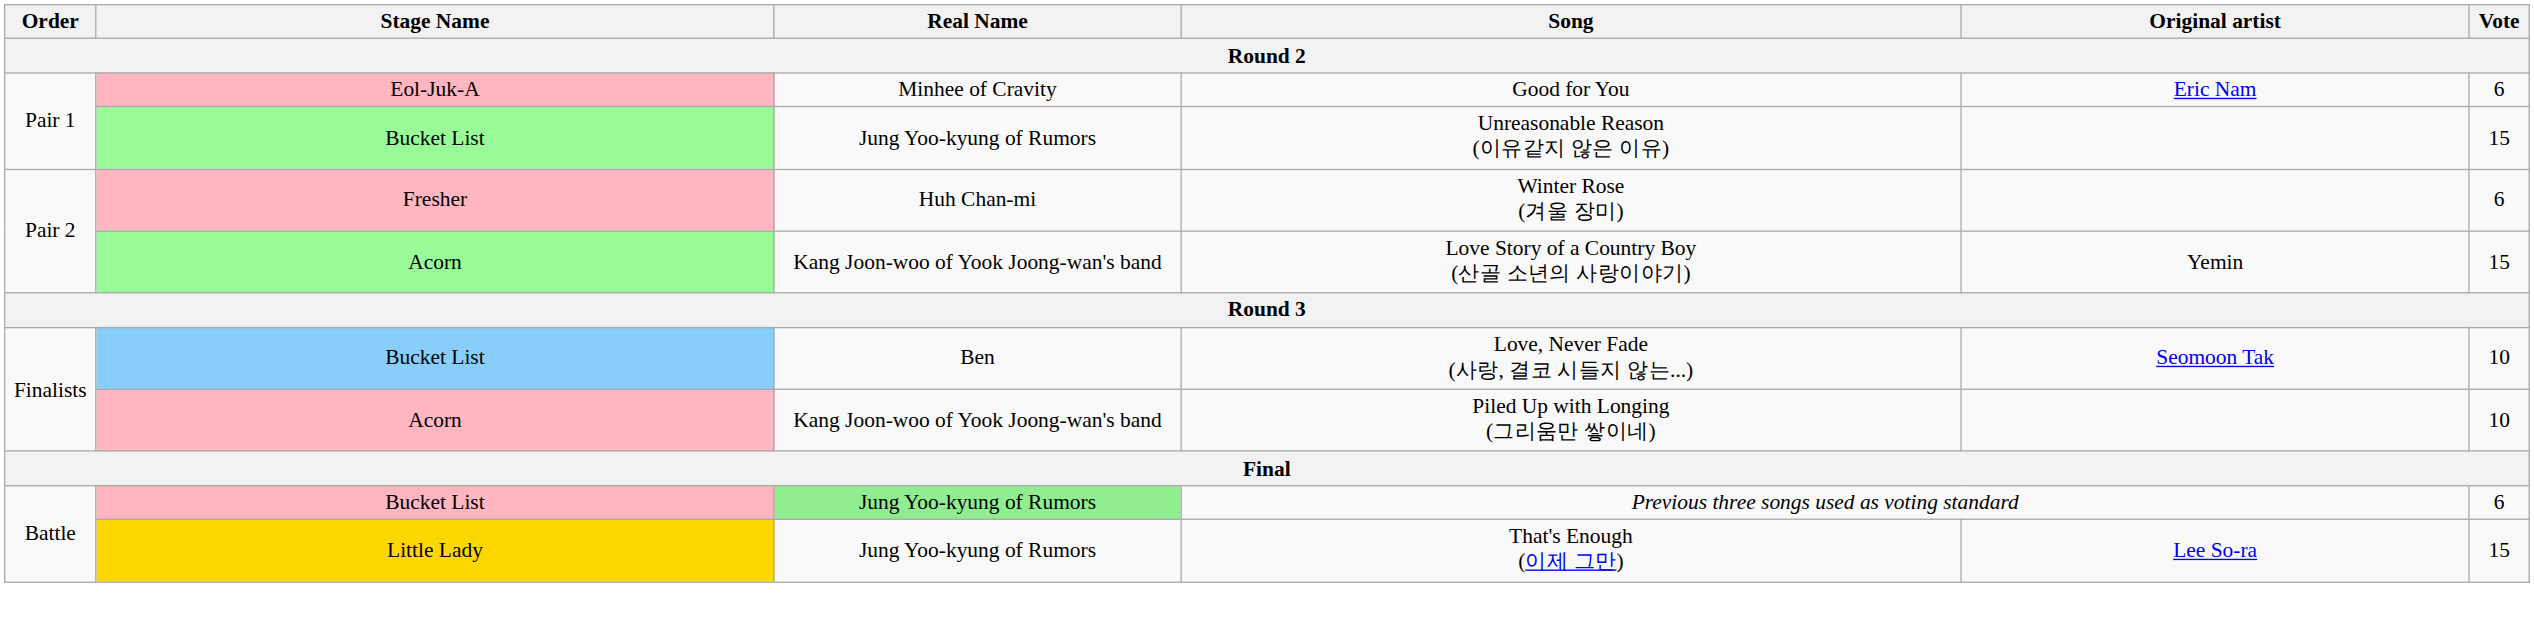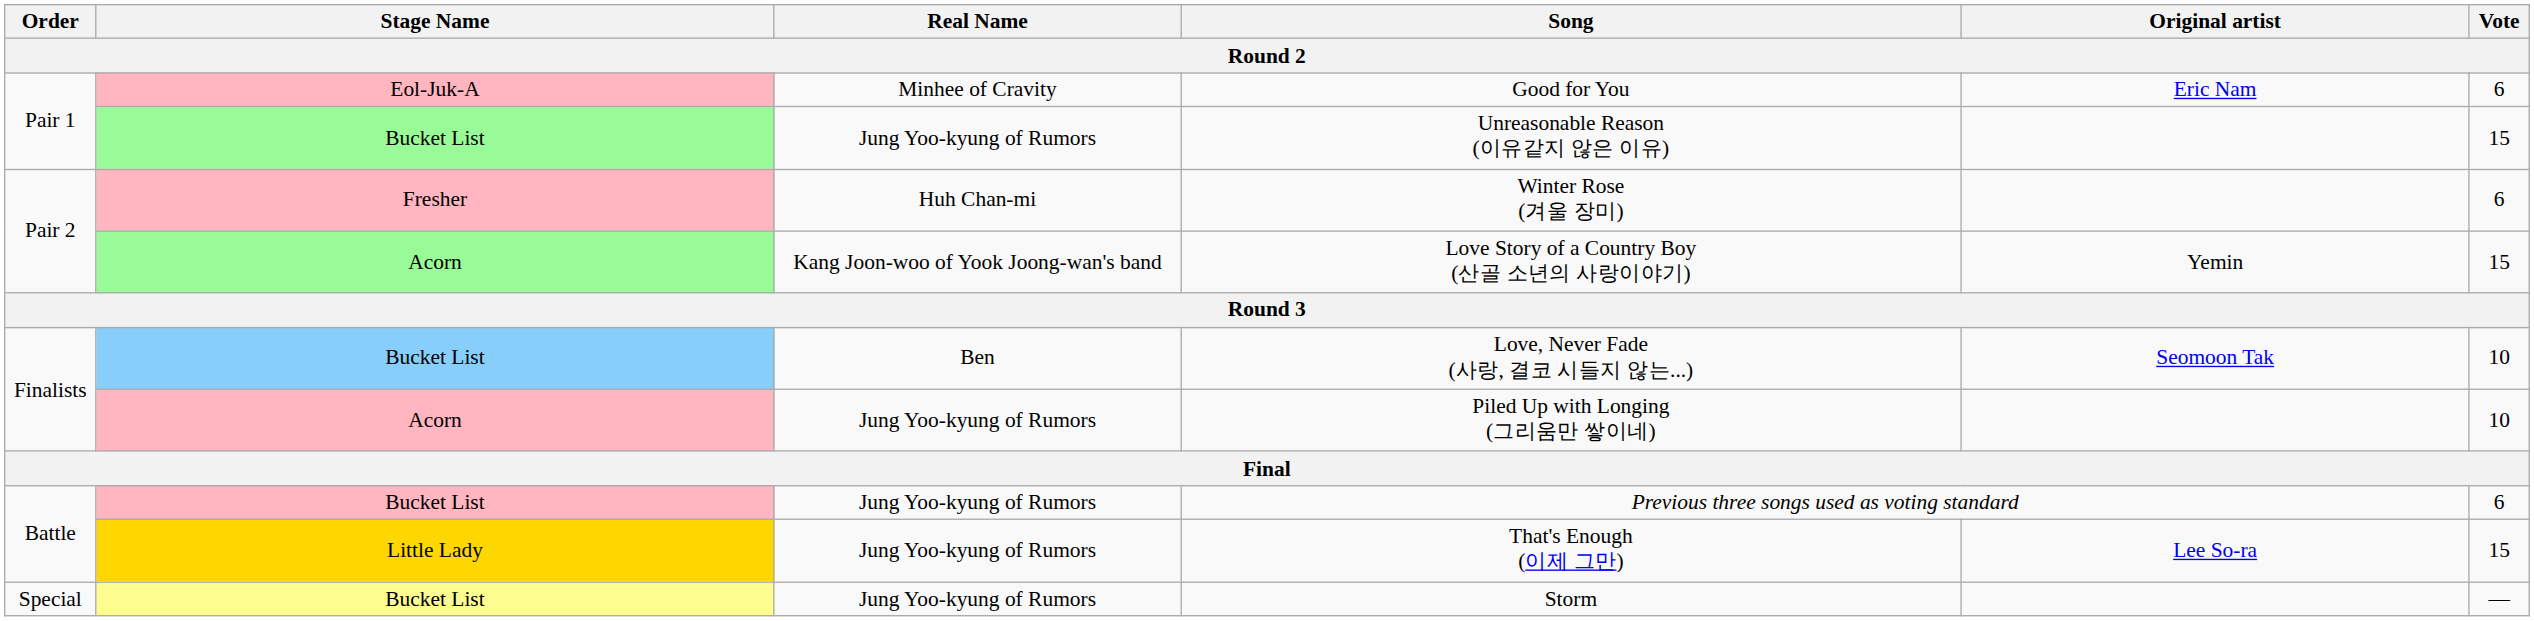(977, 420) Kang Joon-woo of Yook Joong-wan's band -> (977, 420) Jung Yoo-kyung of Rumors
(977, 502) lightgreen background -> (977, 502) no background
+ row: (1571, 598)
